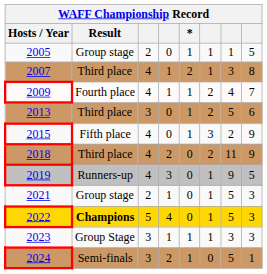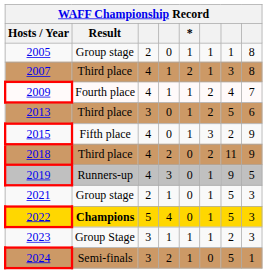(252, 52) 5 -> (252, 52) 8
(231, 237) 3 -> (231, 237) 2
